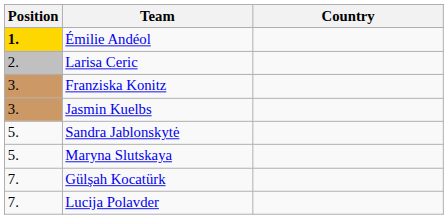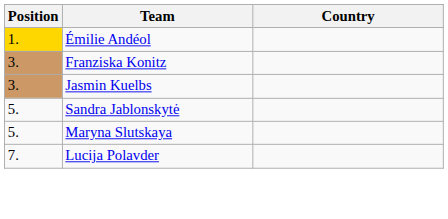(13, 39) bold -> (13, 39) normal
- row: (102, 62)
- row: (115, 179)
